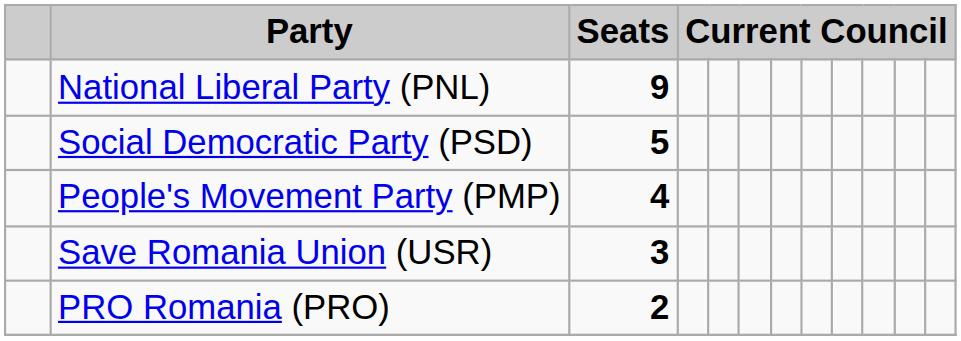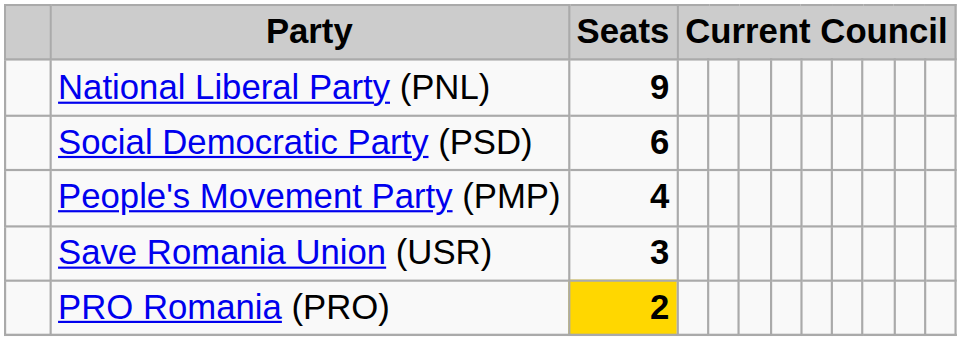(660, 142) 5 -> (660, 142) 6
(660, 307) no background -> (660, 307) gold background
